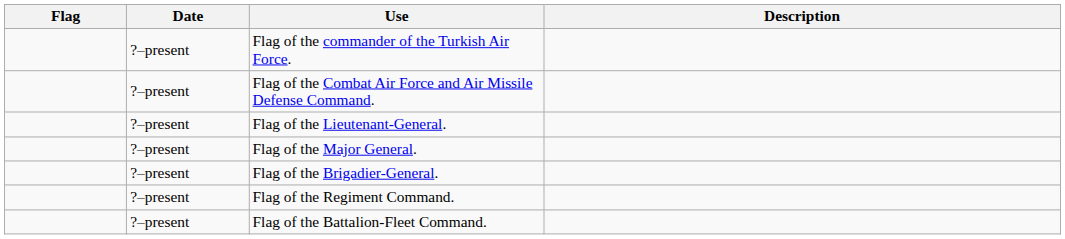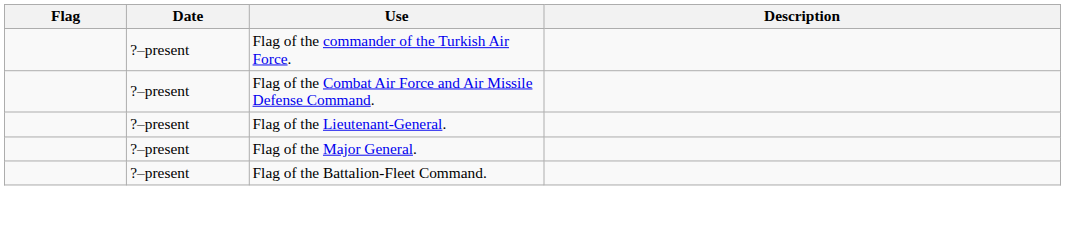- row: (345, 173)
- row: (353, 197)
